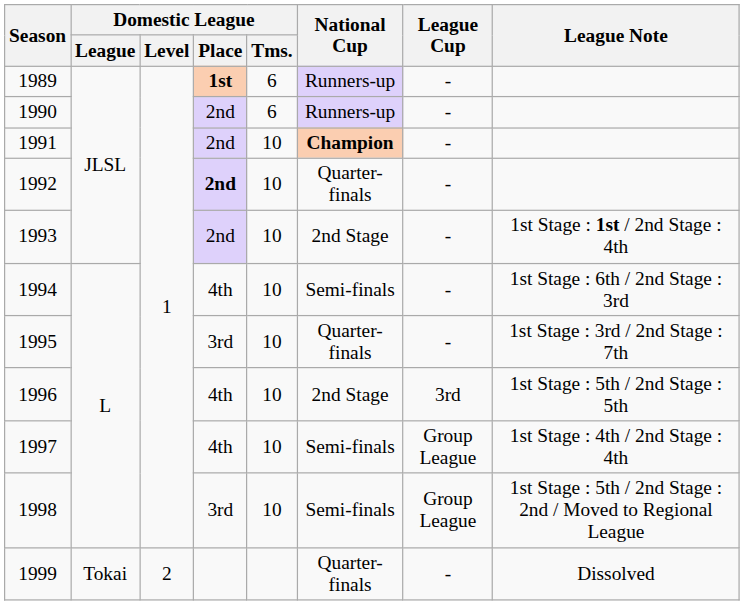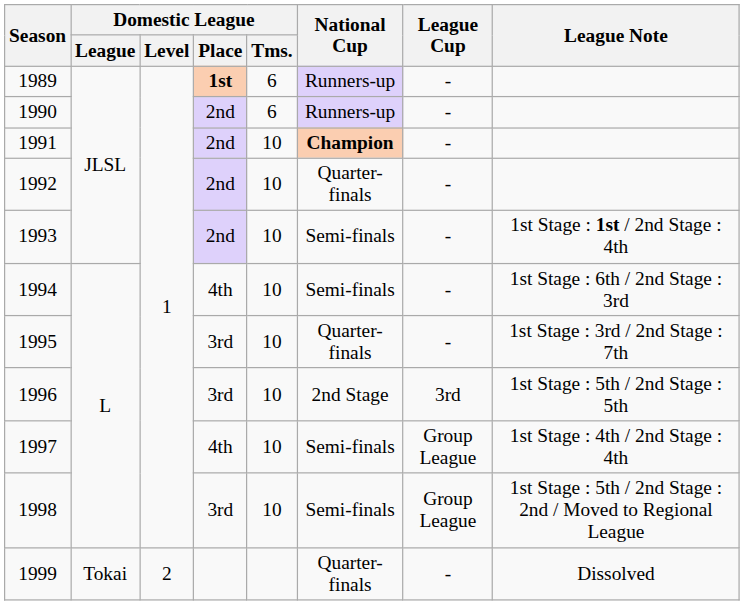(220, 184) bold -> (220, 184) normal
(350, 236) 2nd Stage -> (350, 236) Semi-finals
(220, 394) 4th -> (220, 394) 3rd
